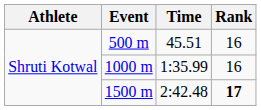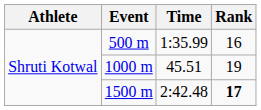(184, 42) 45.51 -> (184, 42) 1:35.99
(184, 67) 1:35.99 -> (184, 67) 45.51
(234, 67) 16 -> (234, 67) 19
